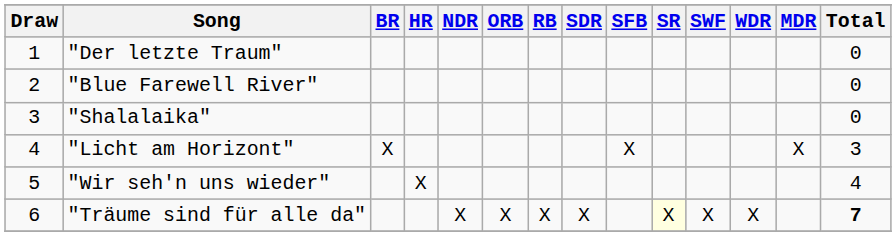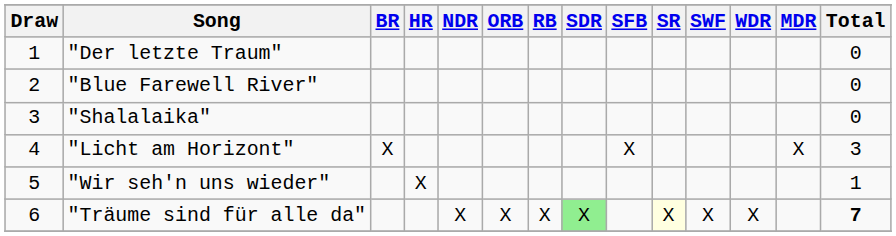(856, 183) 4 -> (856, 183) 1
(584, 215) no background -> (584, 215) lightgreen background
